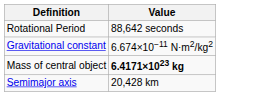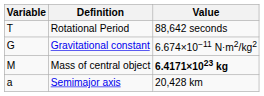+ column: (26, 12)
